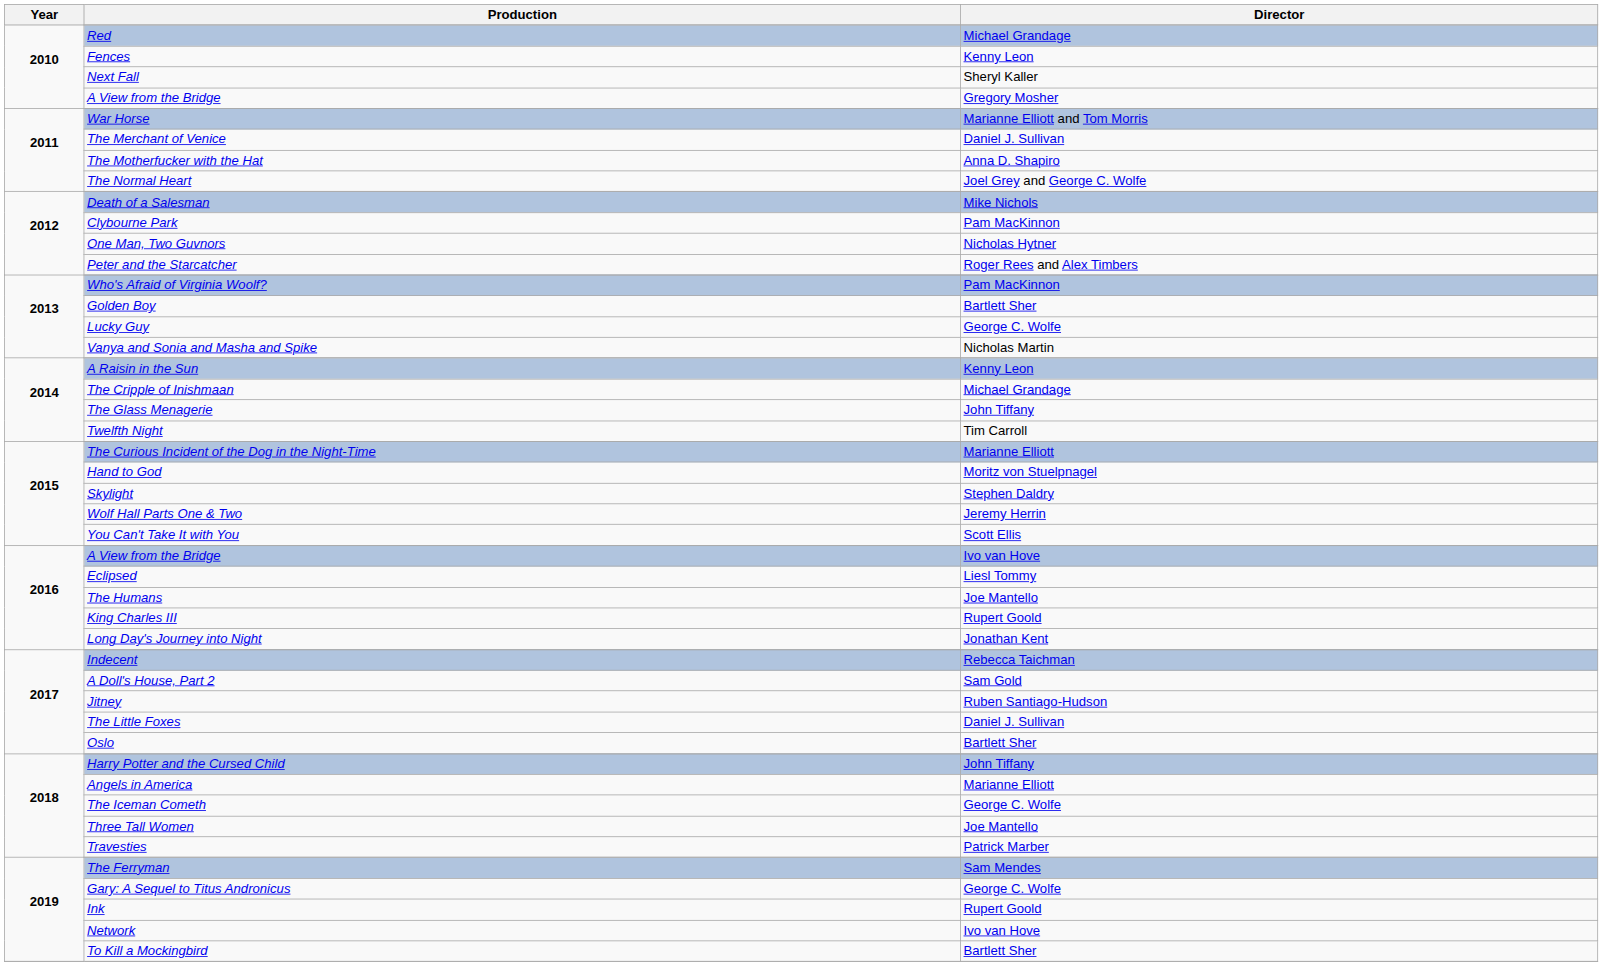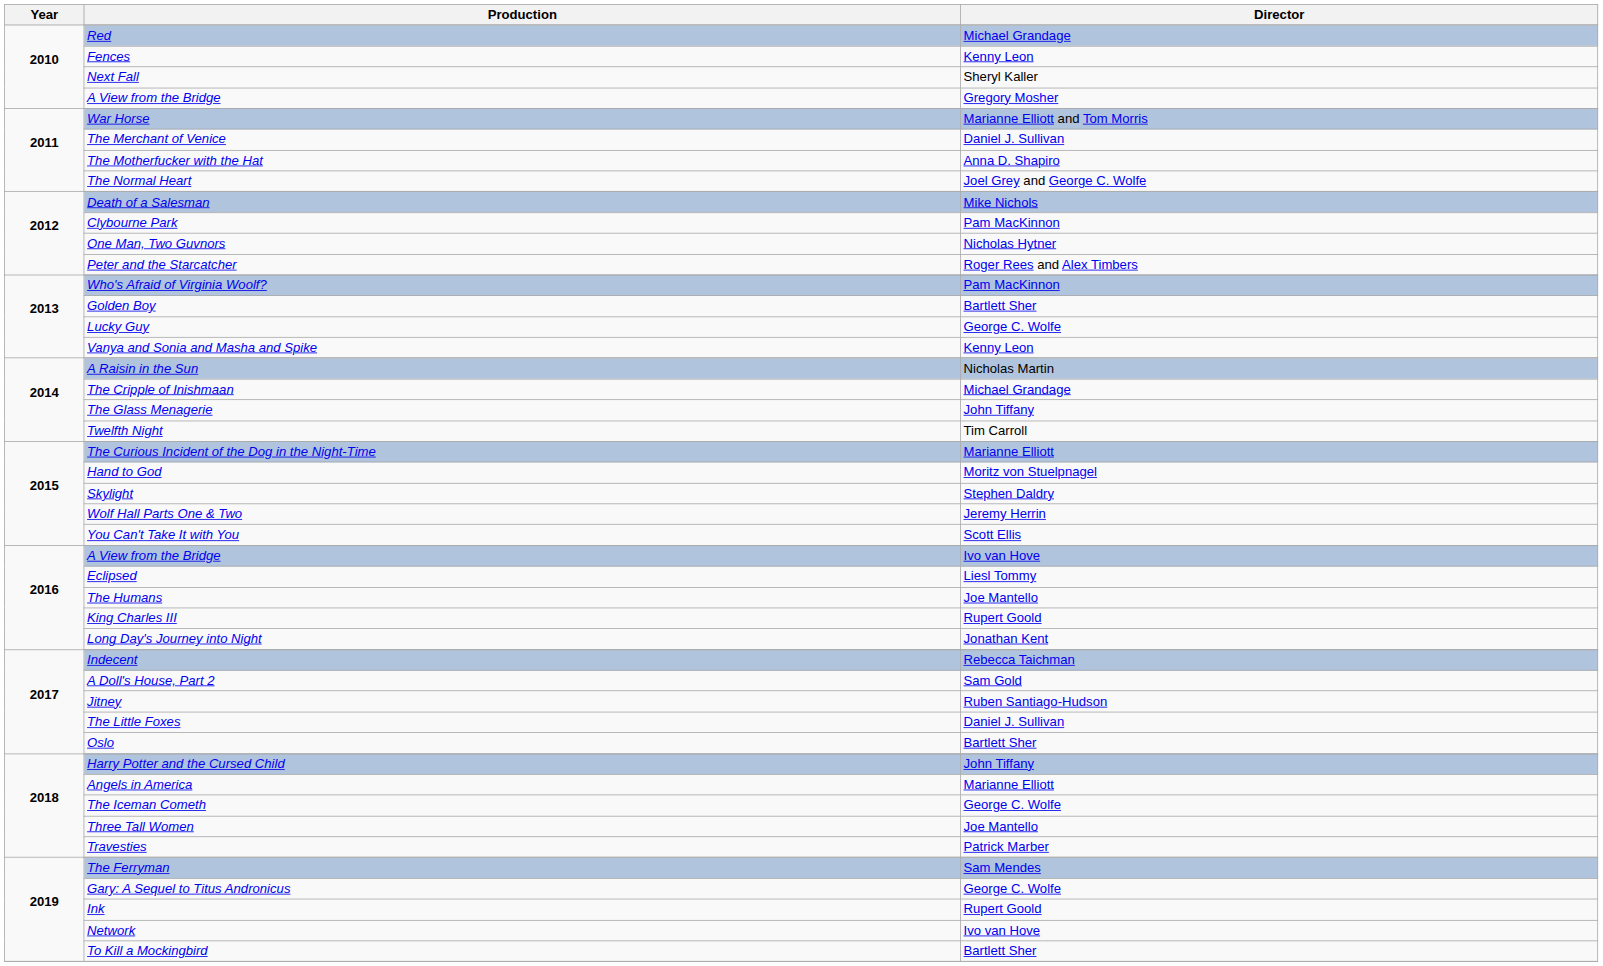(1009, 347) Nicholas Martin -> (999, 347) Kenny Leon
(999, 368) Kenny Leon -> (1009, 368) Nicholas Martin
